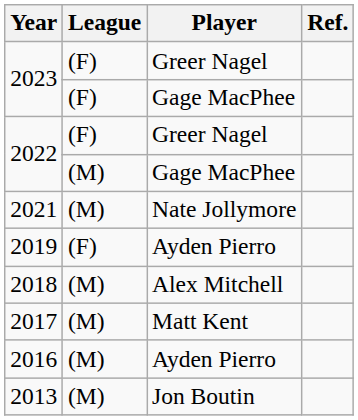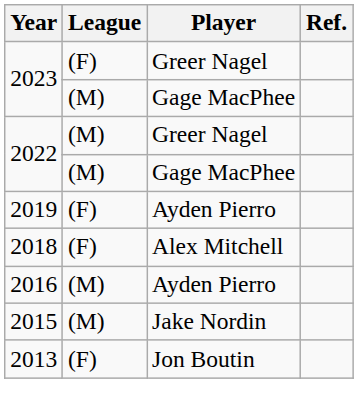(82, 97) (F) -> (86, 97) (M)
(82, 135) (F) -> (86, 135) (M)
- row: (34, 209)
(86, 284) (M) -> (82, 246) (F)
- row: (34, 321)
+ row: (34, 321)
(86, 396) (M) -> (82, 358) (F)
